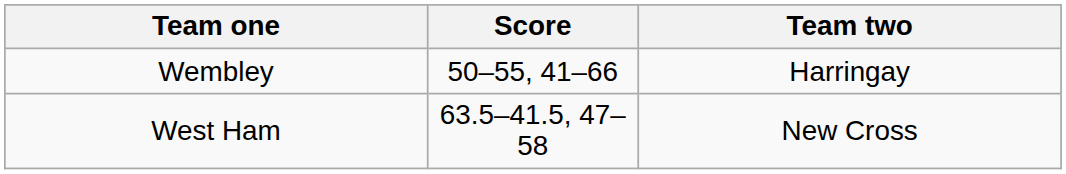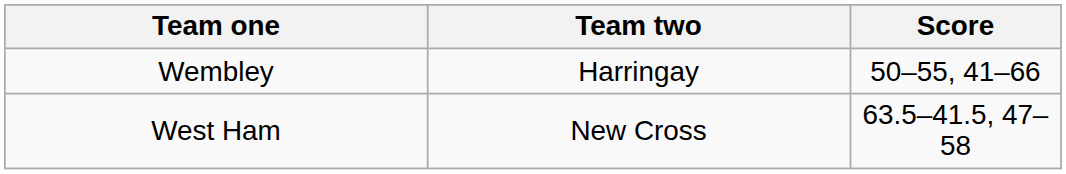columns swapped: (533, 26) <-> (850, 26)
